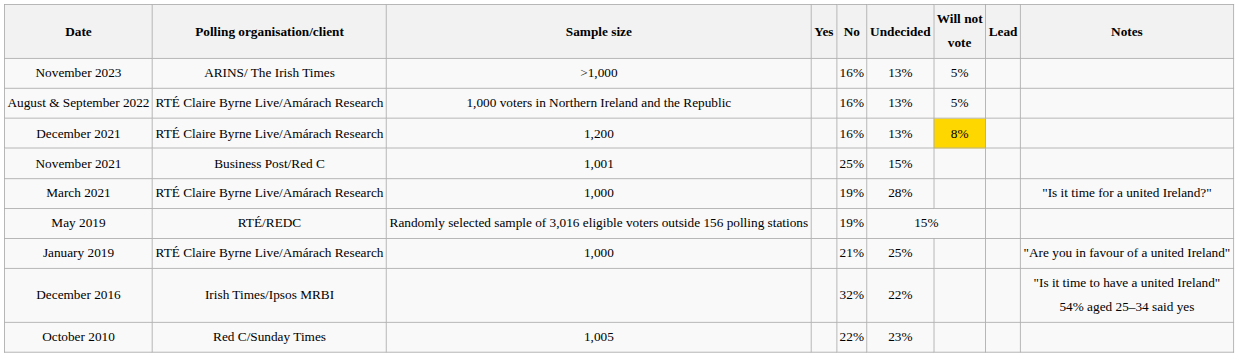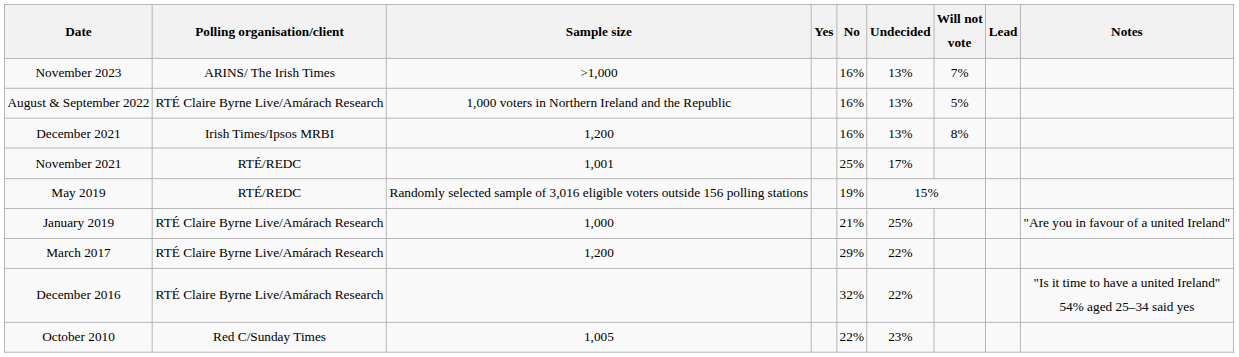(960, 73) 5% -> (960, 73) 7%
(270, 133) RTÉ Claire Byrne Live/Amárach Research -> (270, 133) Irish Times/Ipsos MRBI
(960, 133) gold background -> (960, 133) no background
(270, 163) Business Post/Red C -> (270, 163) RTÉ/REDC
(900, 163) 15% -> (900, 163) 17%
- row: (78, 193)
+ row: (78, 253)
(270, 295) Irish Times/Ipsos MRBI -> (270, 295) RTÉ Claire Byrne Live/Amárach Research
